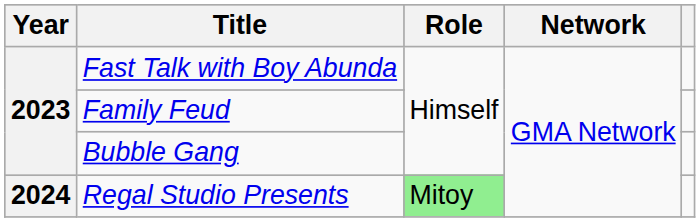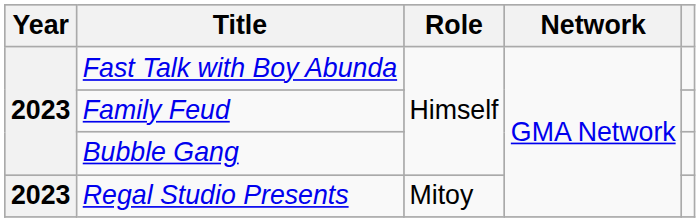(41, 195) 2024 -> (41, 195) 2023
(441, 195) lightgreen background -> (441, 195) no background
